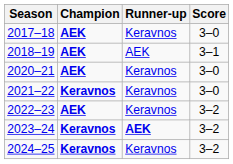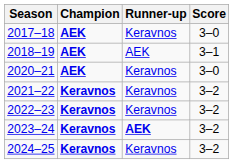(209, 91) 3–0 -> (209, 91) 3–2
(73, 110) AEK -> (88, 110) Keravnos
